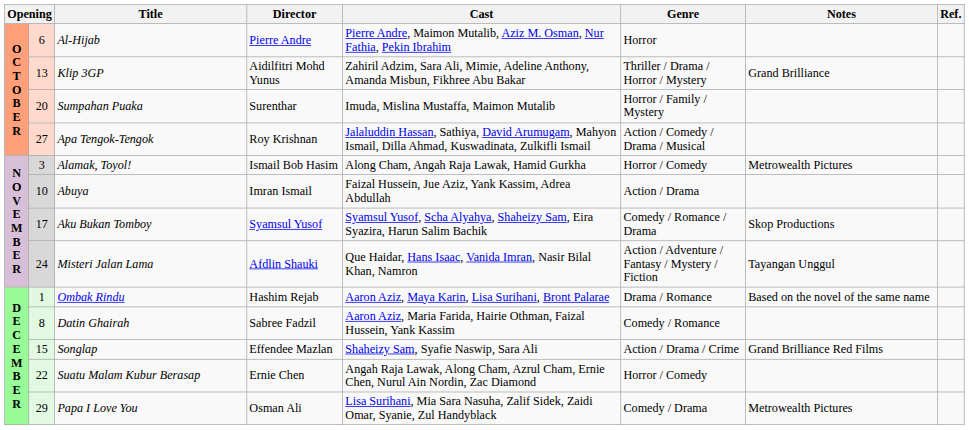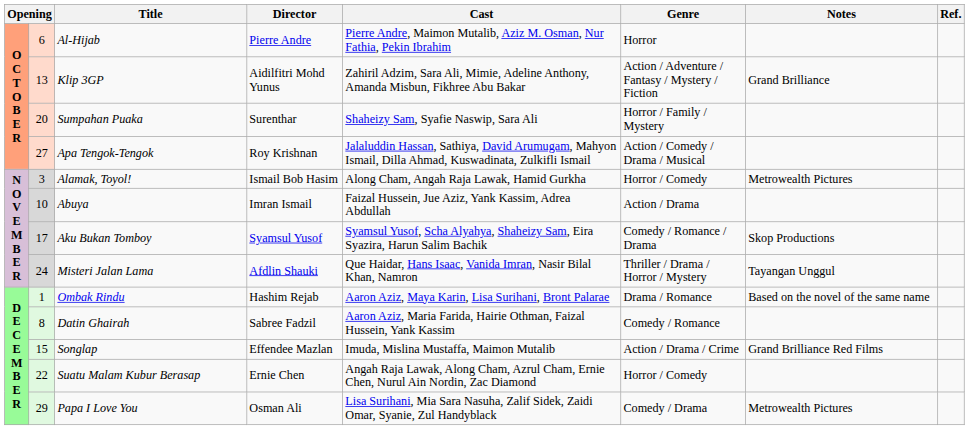(666, 73) Thriller / Drama / Horror / Mystery -> (673, 80) Action / Adventure / Fantasy / Mystery / Fiction
(450, 106) Imuda, Mislina Mustaffa, Maimon Mutalib -> (441, 119) Shaheizy Sam, Syafie Naswip, Sara Ali
(673, 264) Action / Adventure / Fantasy / Mystery / Fiction -> (666, 271) Thriller / Drama / Horror / Mystery
(441, 349) Shaheizy Sam, Syafie Naswip, Sara Ali -> (450, 349) Imuda, Mislina Mustaffa, Maimon Mutalib
